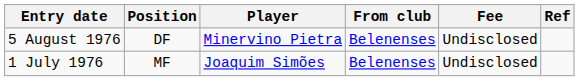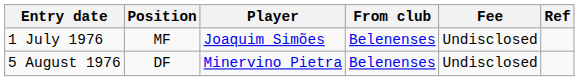rows swapped: (56, 63) <-> (64, 40)
